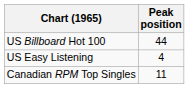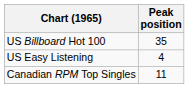(161, 41) 44 -> (161, 41) 35
